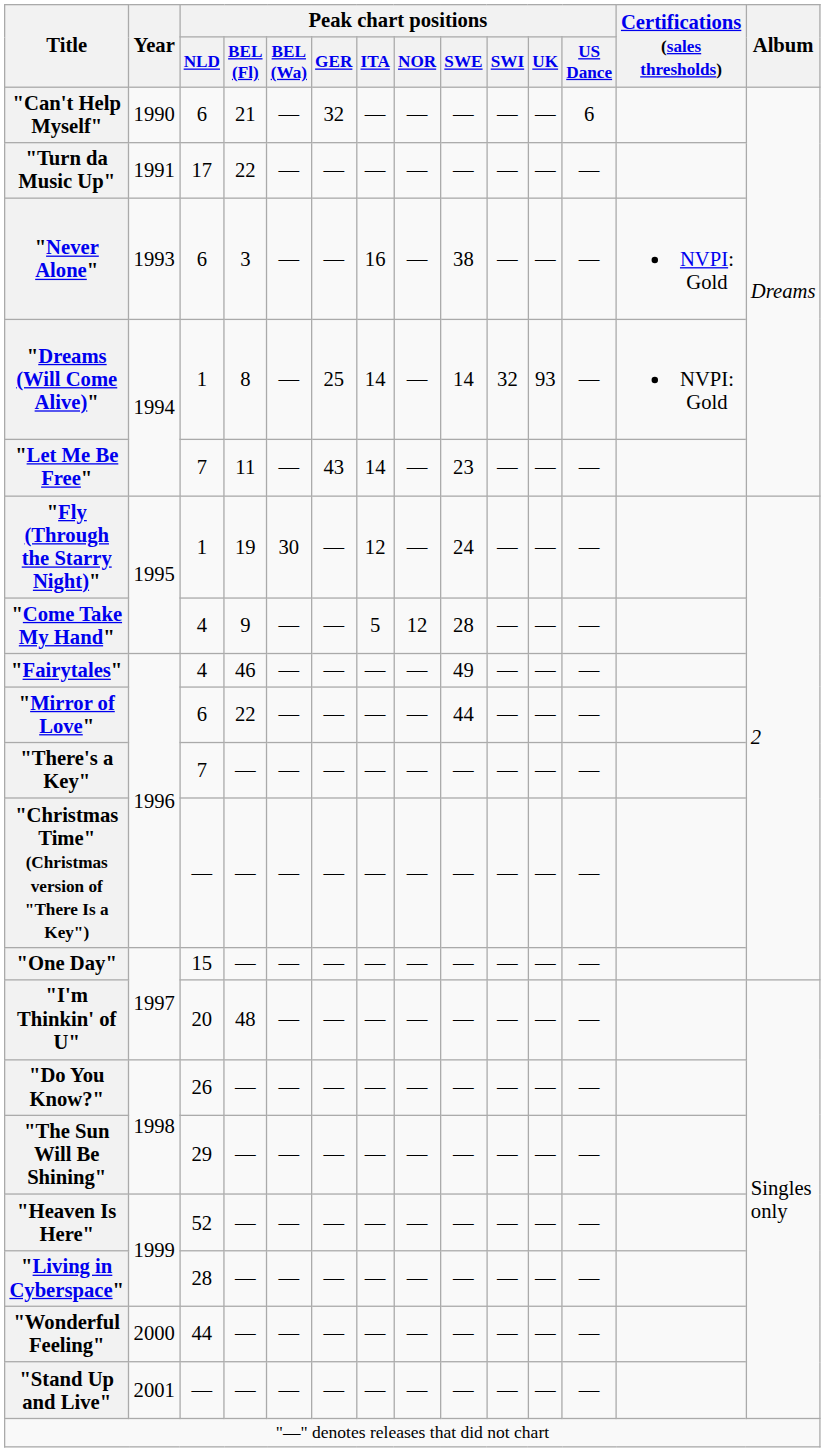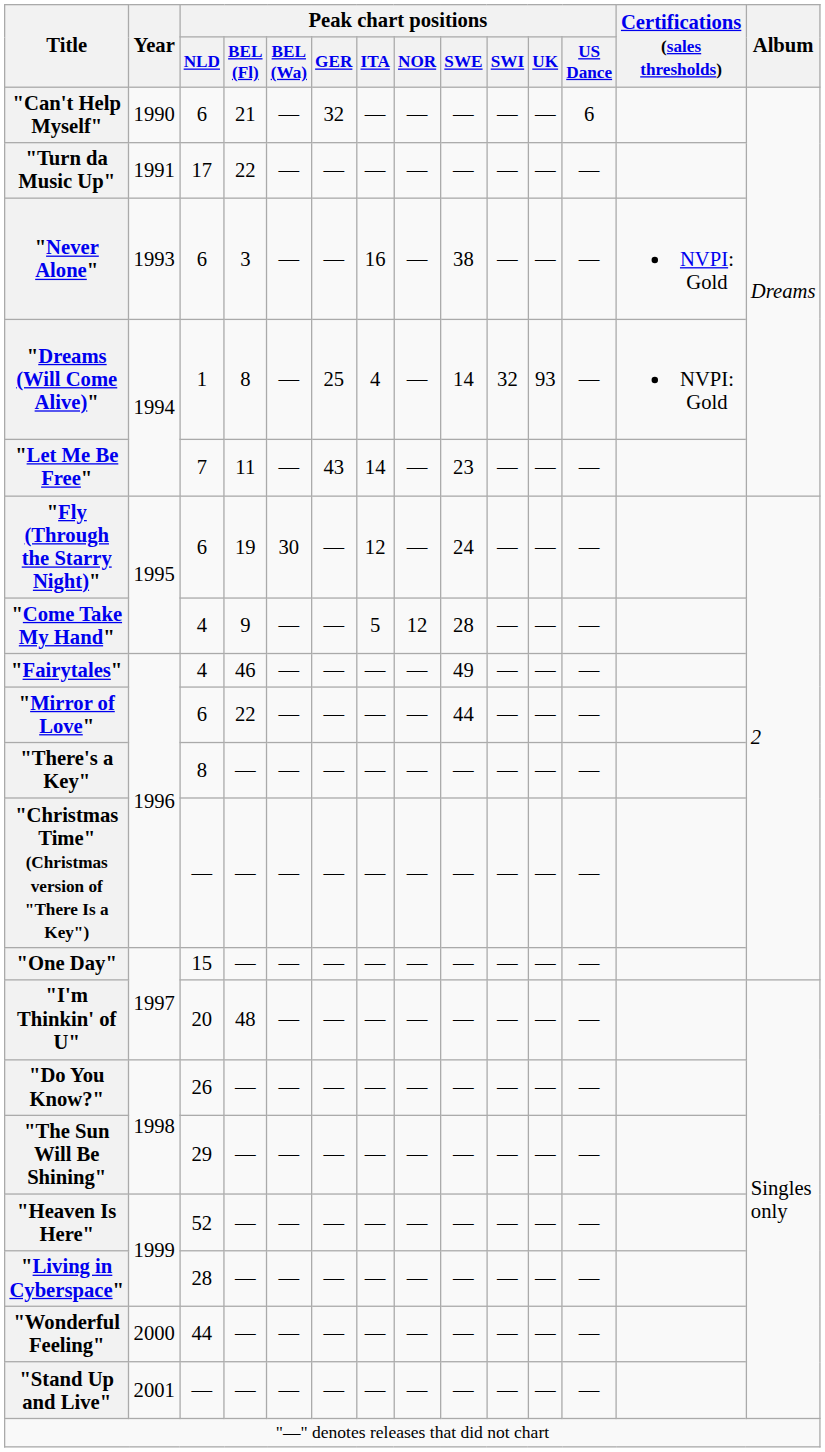(375, 379) 14 -> (375, 379) 4
(202, 546) 1 -> (202, 546) 6
(202, 770) 7 -> (202, 770) 8
